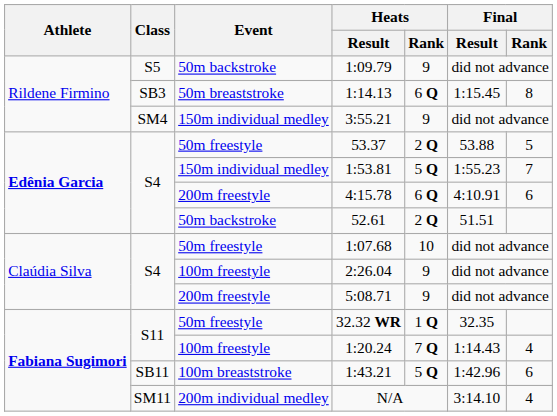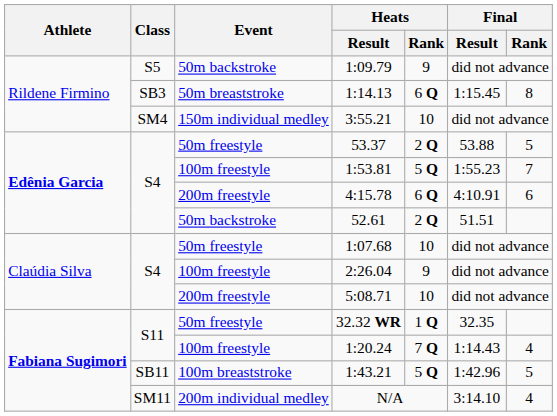(426, 119) 9 -> (426, 119) 10
(253, 170) 150m individual medley -> (224, 170) 100m freestyle
(426, 297) 9 -> (426, 297) 10
(529, 373) 6 -> (529, 373) 5
